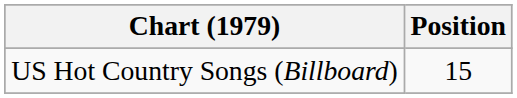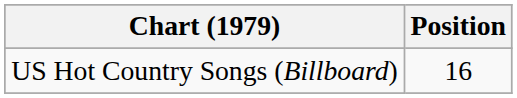(458, 70) 15 -> (458, 70) 16
